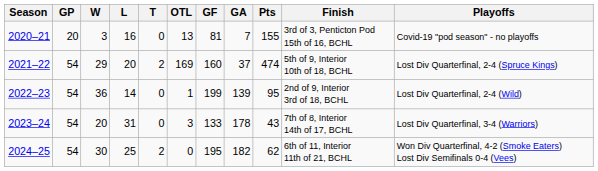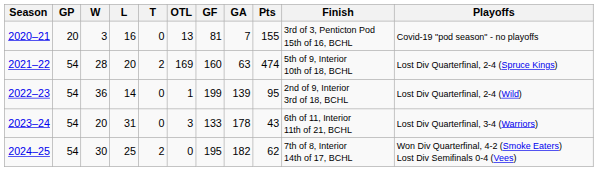(101, 65) 29 -> (101, 65) 28
(245, 65) 37 -> (245, 65) 63
(318, 123) 7th of 8, Interior 14th of 17, BCHL -> (318, 123) 6th of 11, Interior 11th of 21, BCHL
(318, 152) 6th of 11, Interior 11th of 21, BCHL -> (318, 152) 7th of 8, Interior 14th of 17, BCHL
